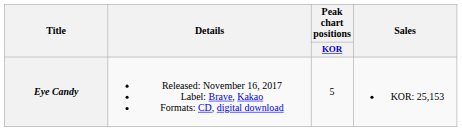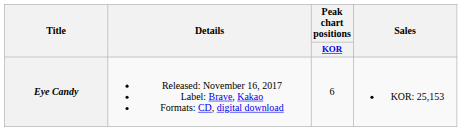(332, 91) 5 -> (332, 91) 6
